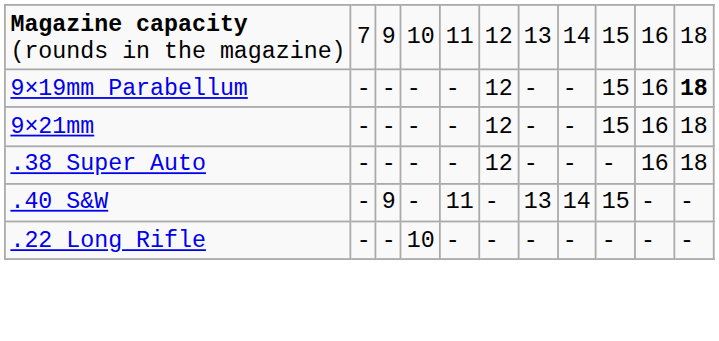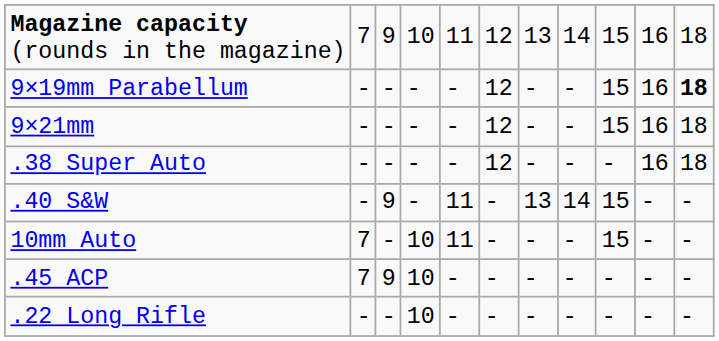+ row: (73, 240)
+ row: (59, 278)
